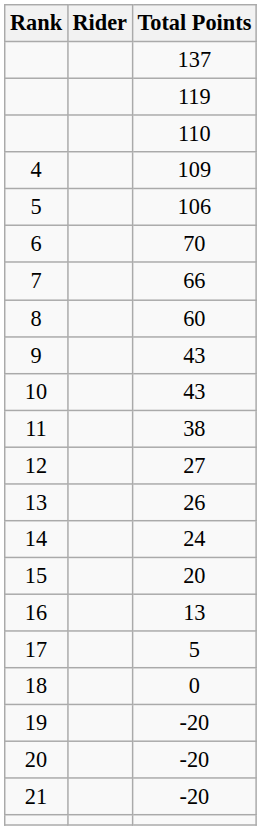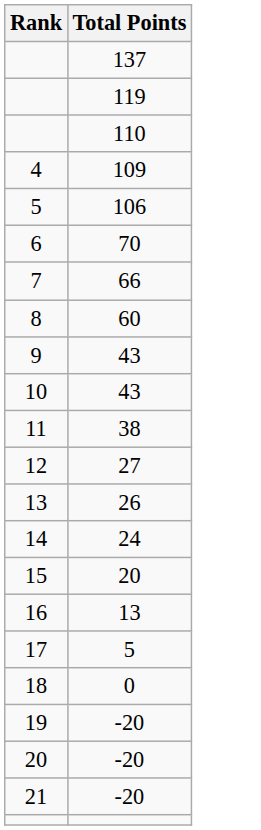- column: (100, 23)
